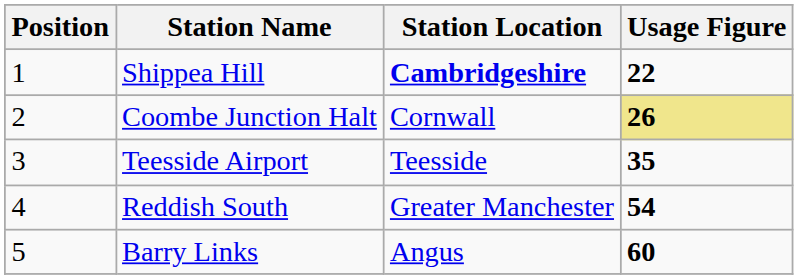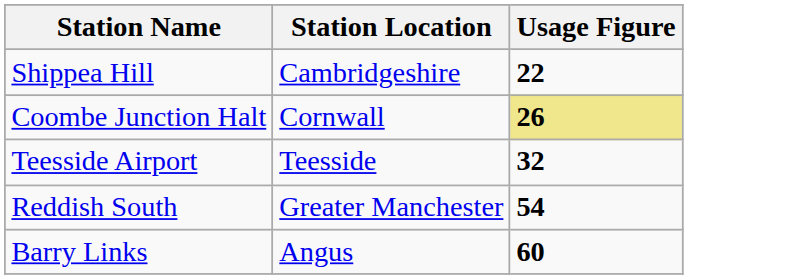- column: (60, 26)
(488, 71) bold -> (370, 71) normal
(641, 161) 35 -> (531, 161) 32
